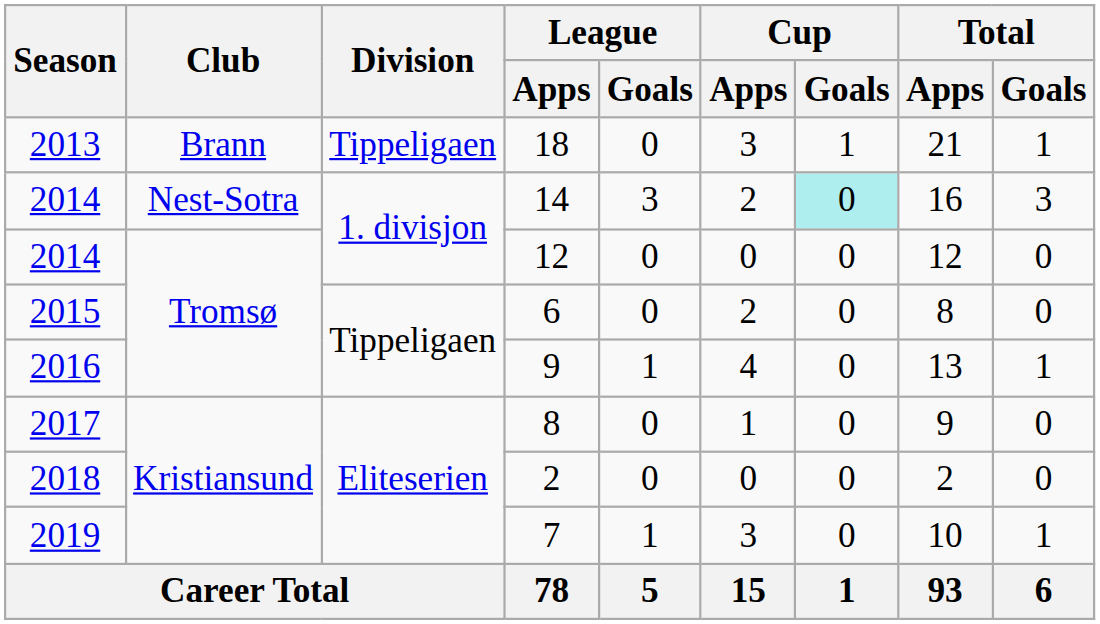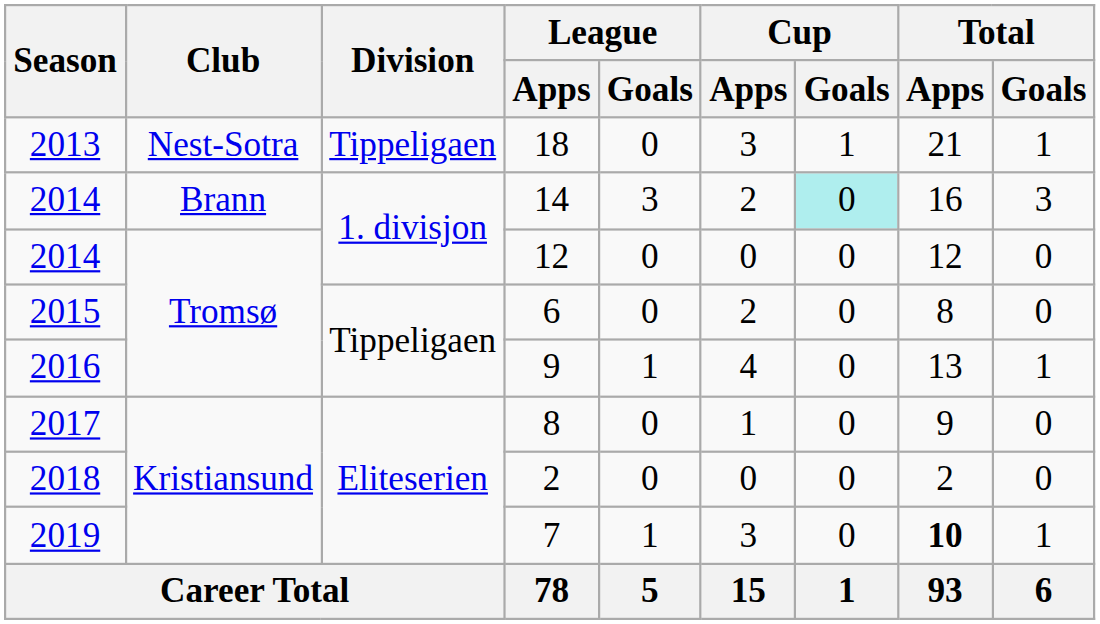(223, 144) Brann -> (223, 144) Nest-Sotra
(223, 199) Nest-Sotra -> (223, 199) Brann
(945, 534) normal -> (945, 534) bold
